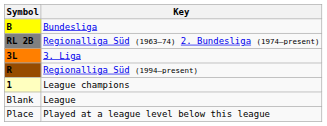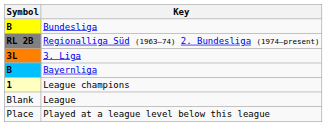- row: (121, 70)
+ row: (70, 70)
